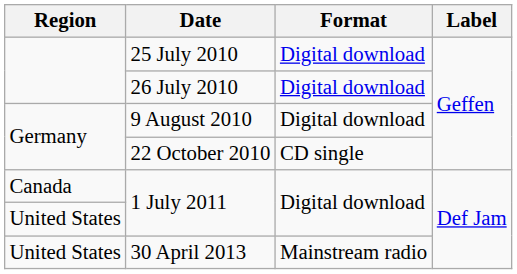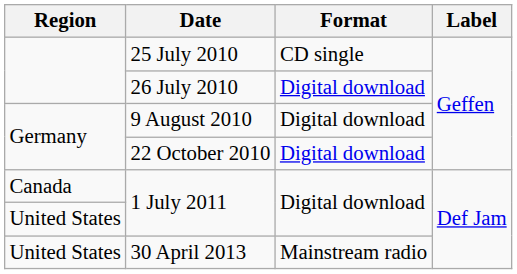(352, 53) Digital download -> (322, 53) CD single
(322, 152) CD single -> (352, 152) Digital download
